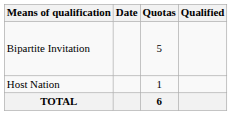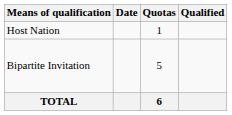rows swapped: (33, 84) <-> (48, 48)
